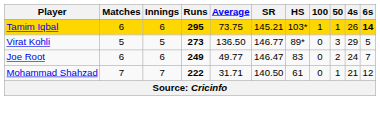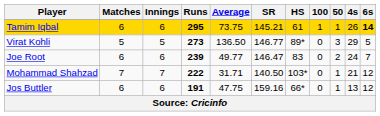(298, 27) 103* -> (298, 27) 61
(196, 57) 249 -> (196, 57) 239
(298, 73) 61 -> (298, 73) 103*
+ row: (29, 88)
